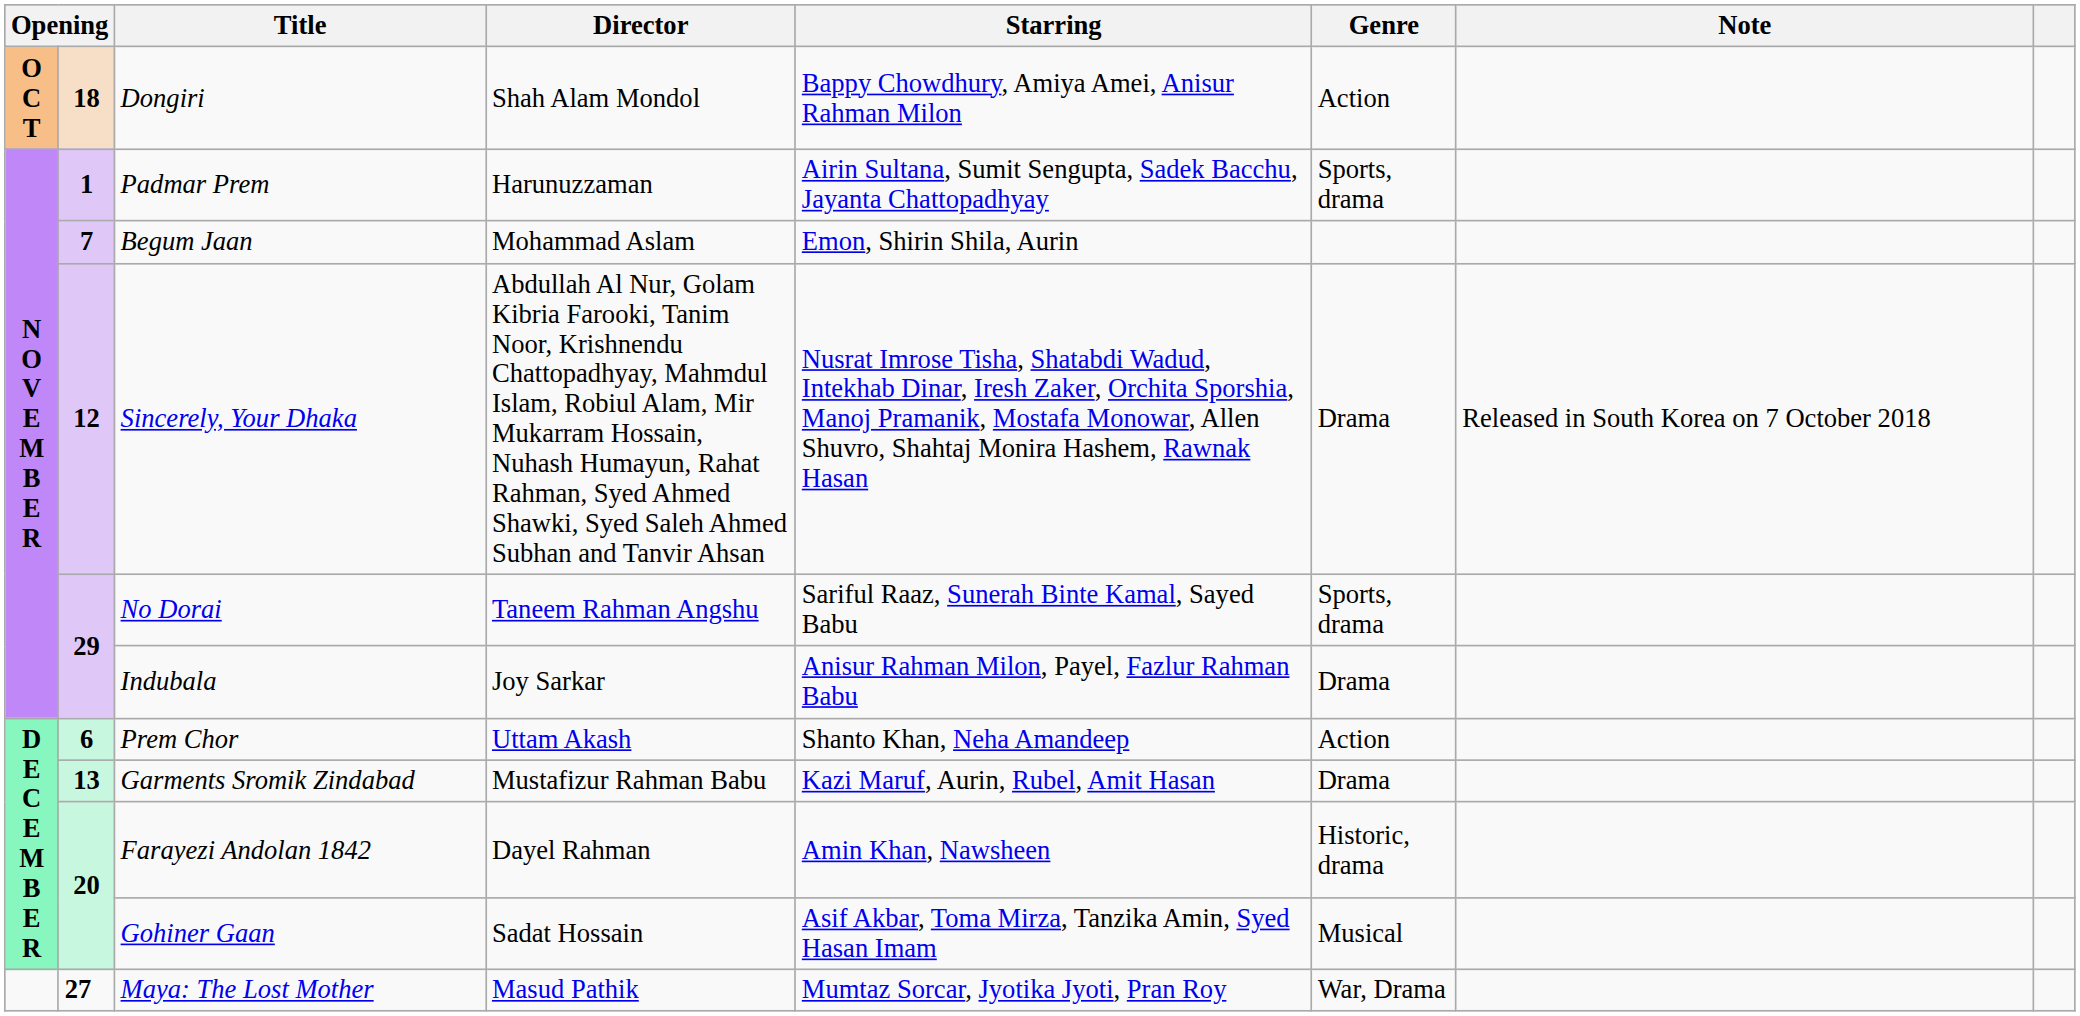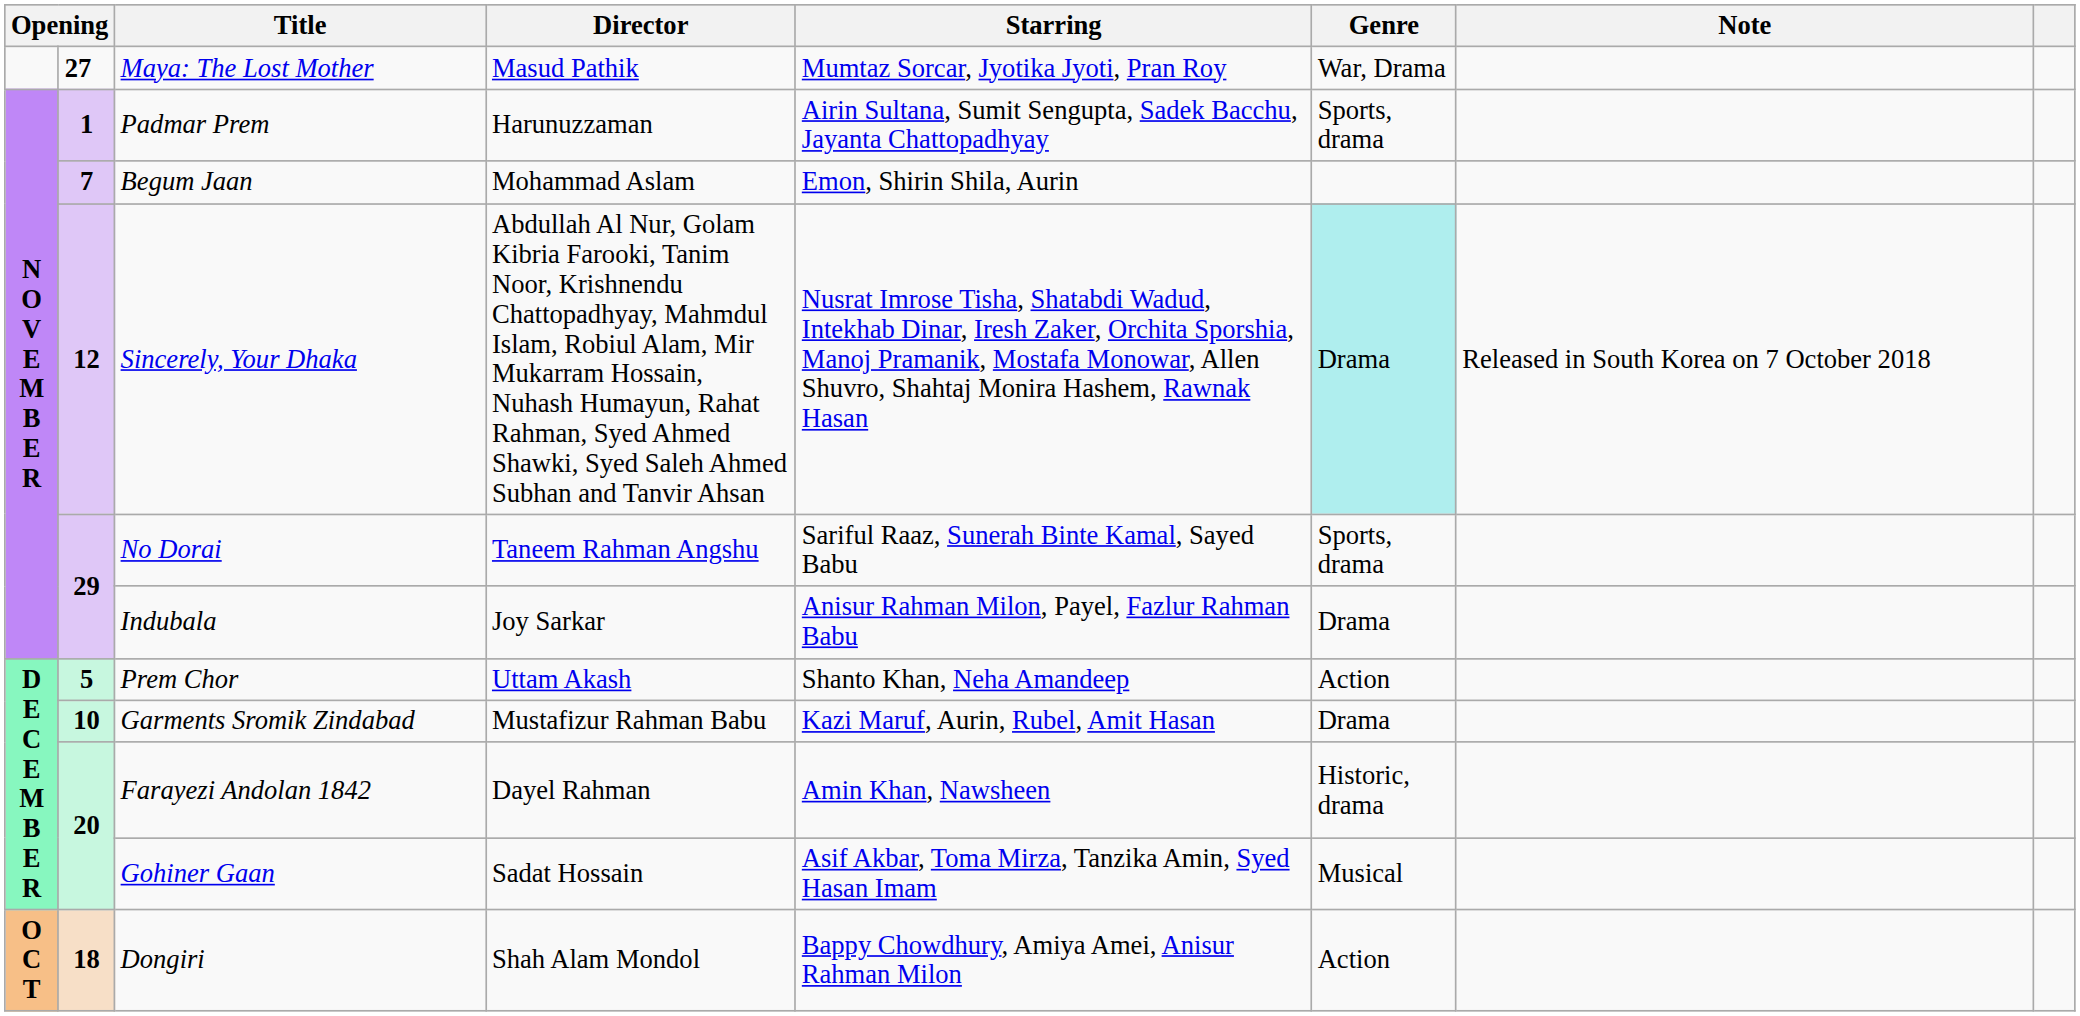rows swapped: (163, 97) <-> (247, 990)
(1354, 418) no background -> (1354, 358) paleturquoise background
(87, 738) 6 -> (87, 678) 5
(87, 780) 13 -> (87, 721) 10
